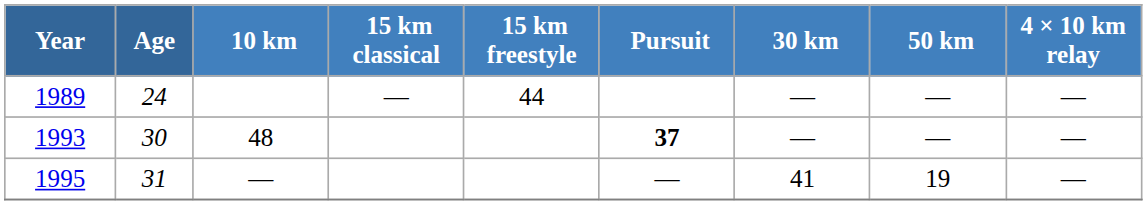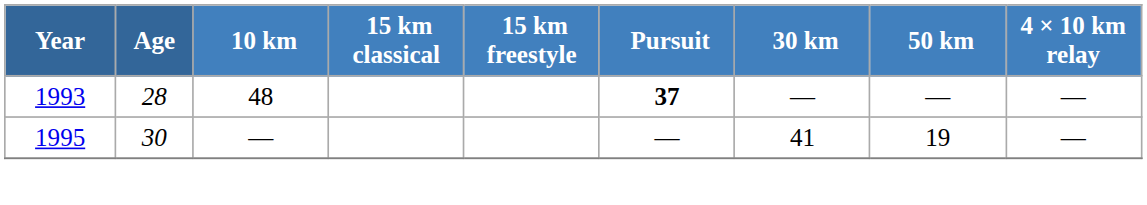- row: (60, 96)
(154, 137) 30 -> (154, 96) 28
(154, 179) 31 -> (154, 137) 30
